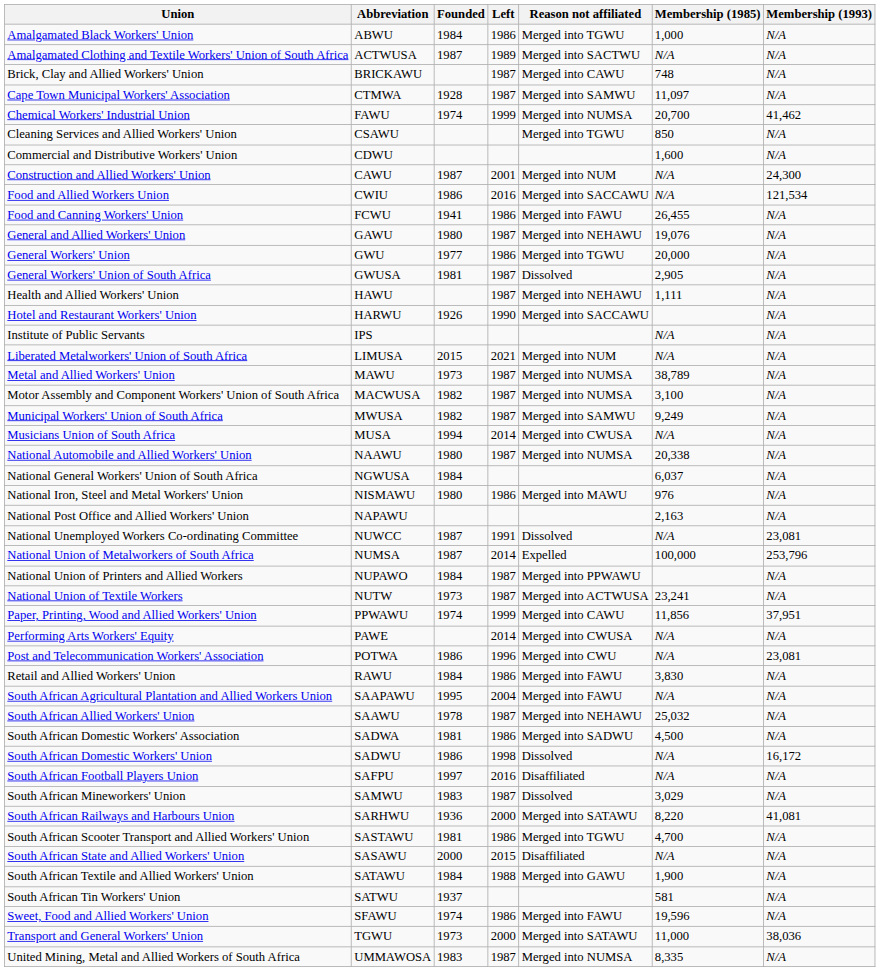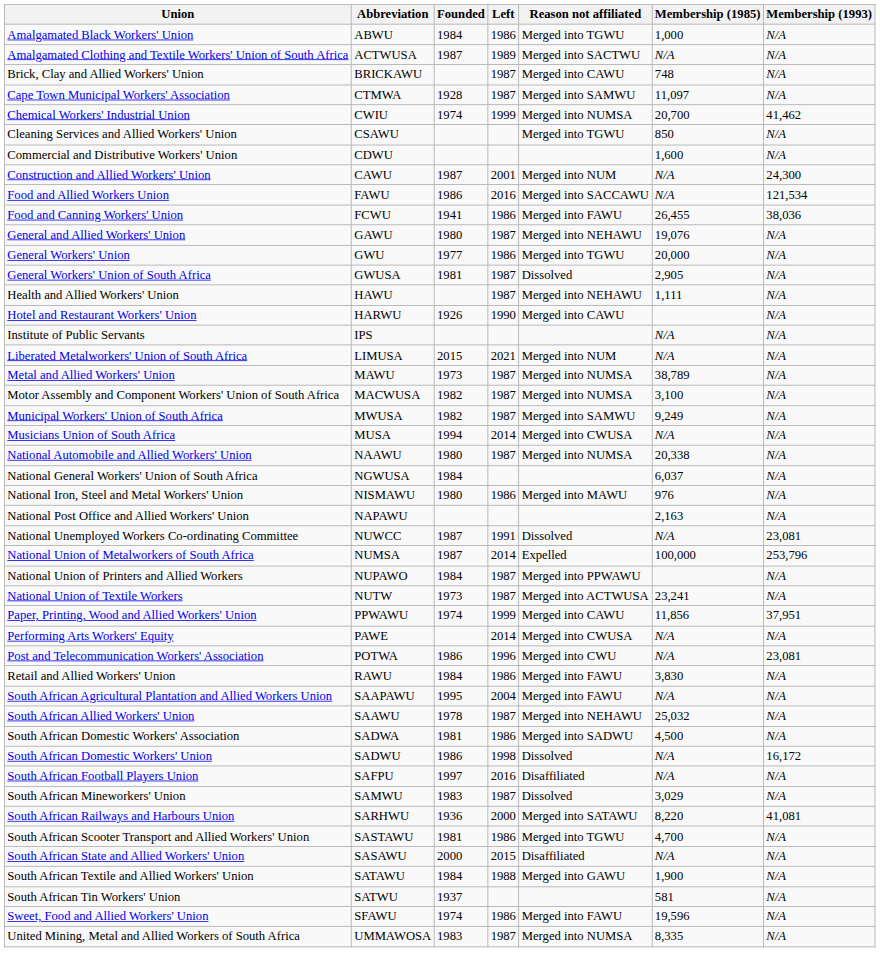(372, 114) FAWU -> (371, 114) CWIU
(371, 194) CWIU -> (372, 194) FAWU
(776, 214) N/A -> (784, 214) 38,036
(585, 315) Merged into SACCAWU -> (573, 315) Merged into CAWU
- row: (105, 936)
